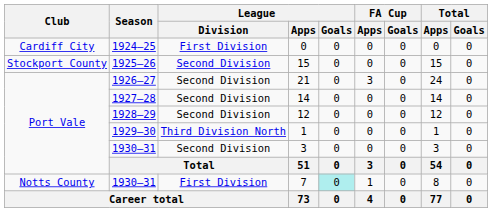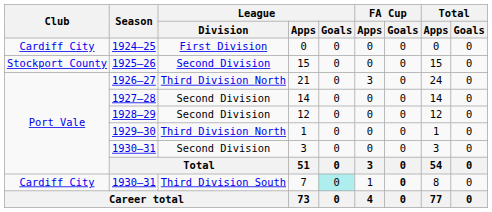(223, 81) Second Division -> (223, 81) Third Division North
(57, 182) Notts County -> (57, 182) Cardiff City
(223, 182) First Division -> (223, 182) Third Division South
(403, 182) normal -> (403, 182) bold
